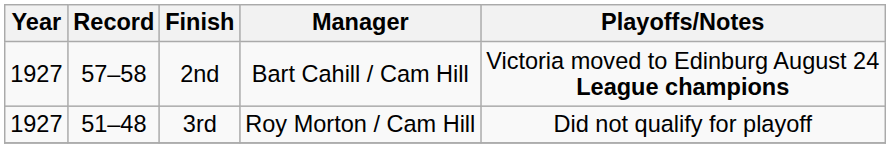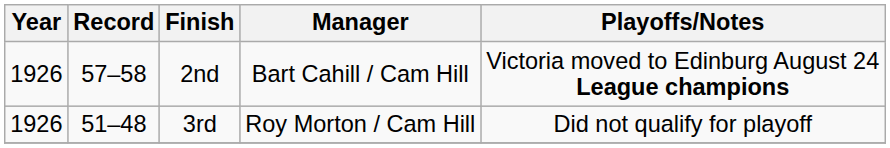(36, 73) 1927 -> (36, 73) 1926
(36, 124) 1927 -> (36, 124) 1926
